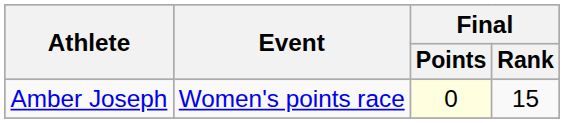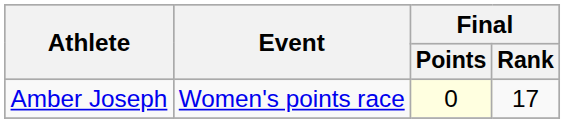(526, 99) 15 -> (526, 99) 17
